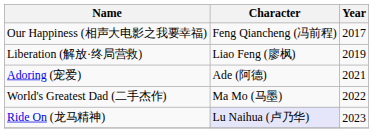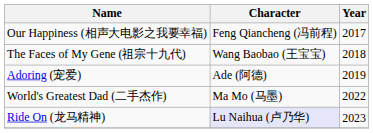+ row: (96, 54)
- row: (75, 54)
(354, 75) 2021 -> (354, 75) 2019
